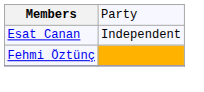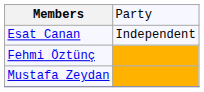+ row: (59, 76)
